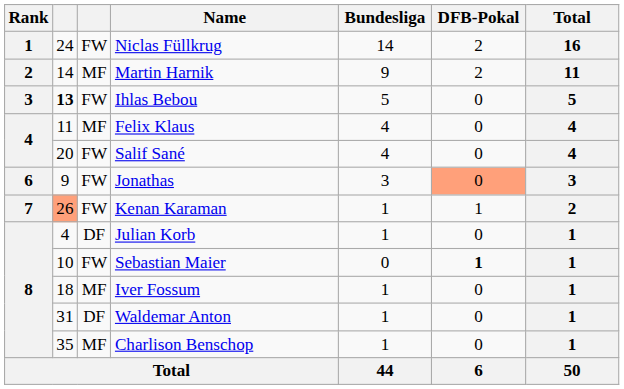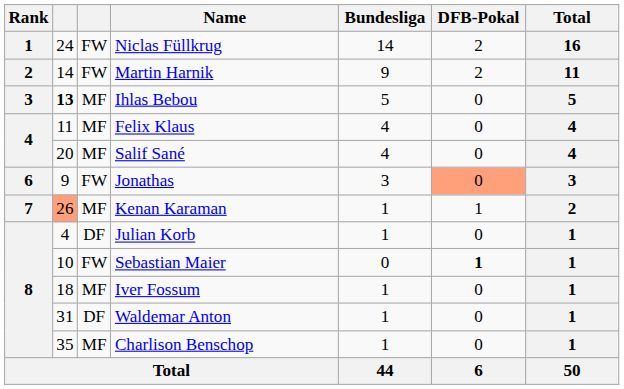(94, 72) MF -> (94, 72) FW
(94, 99) FW -> (94, 99) MF
(94, 153) FW -> (94, 153) MF
(94, 208) FW -> (94, 208) MF
